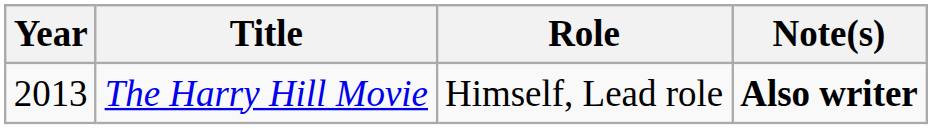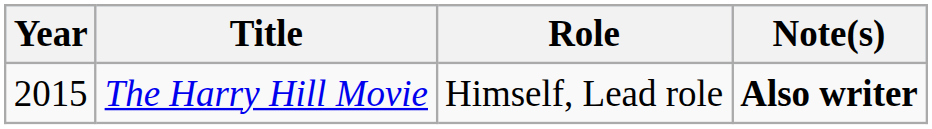(51, 92) 2013 -> (51, 92) 2015
